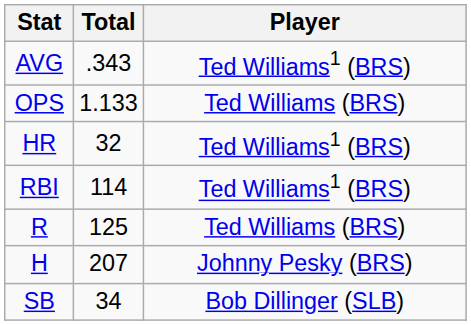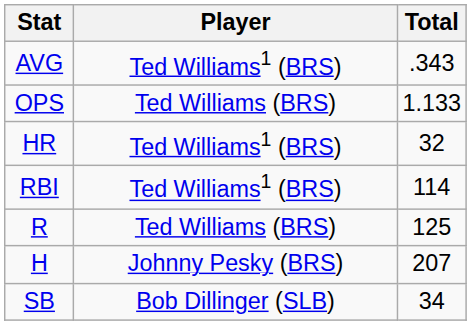columns swapped: (305, 23) <-> (109, 23)
